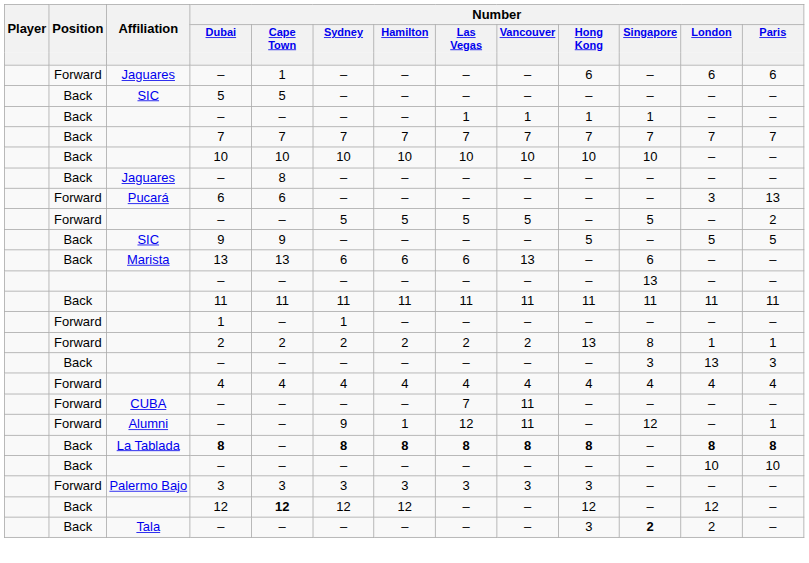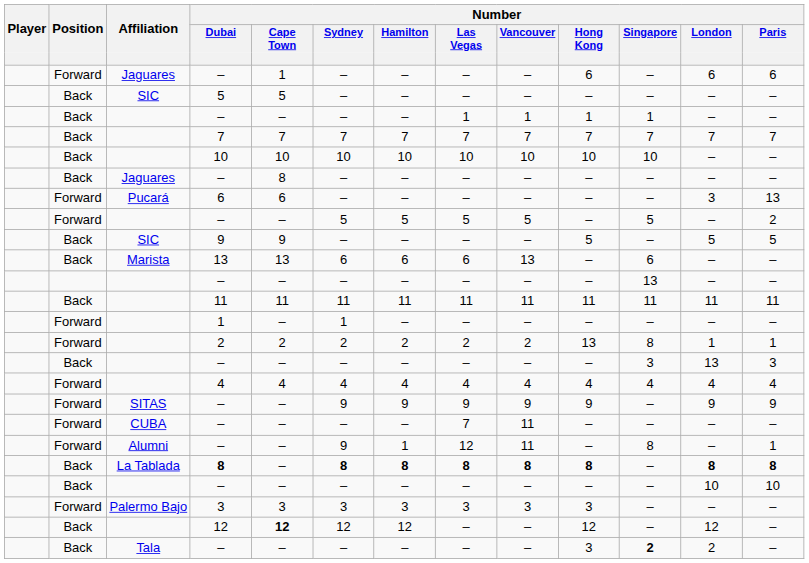+ row: (148, 404)
(650, 424) 12 -> (650, 445) 8
